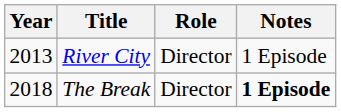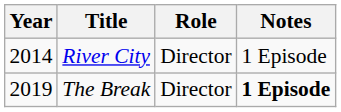(31, 55) 2013 -> (31, 55) 2014
(31, 89) 2018 -> (31, 89) 2019
